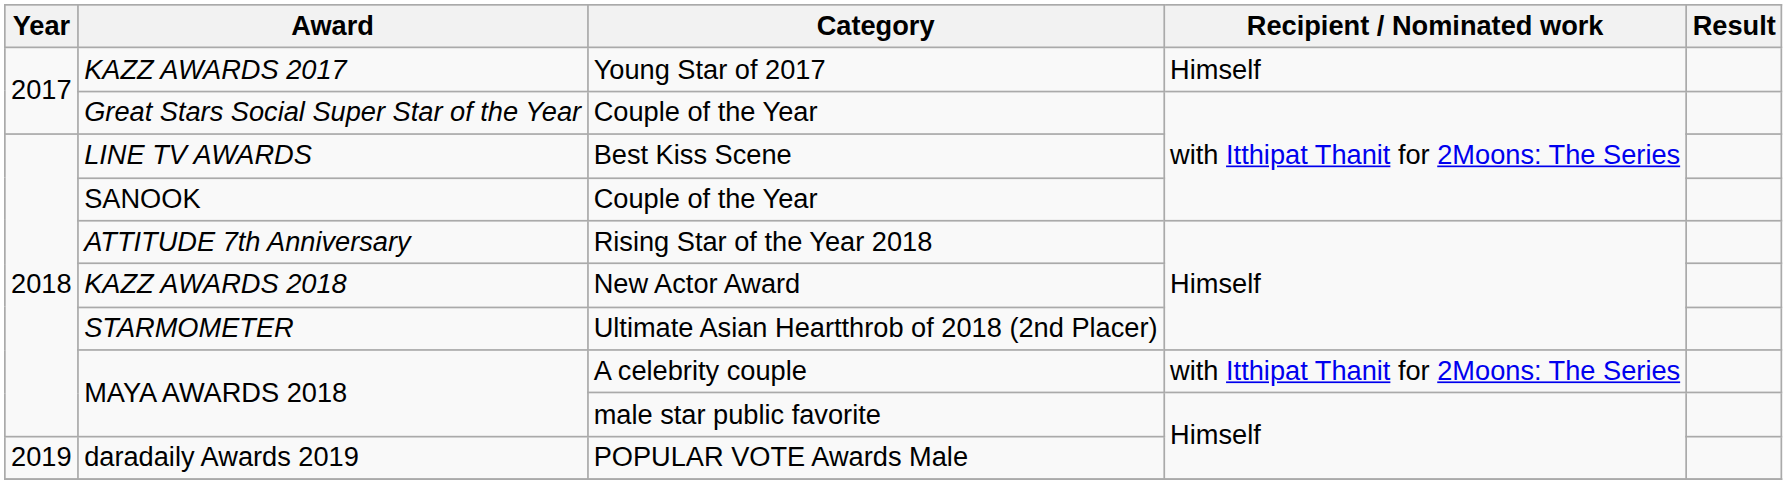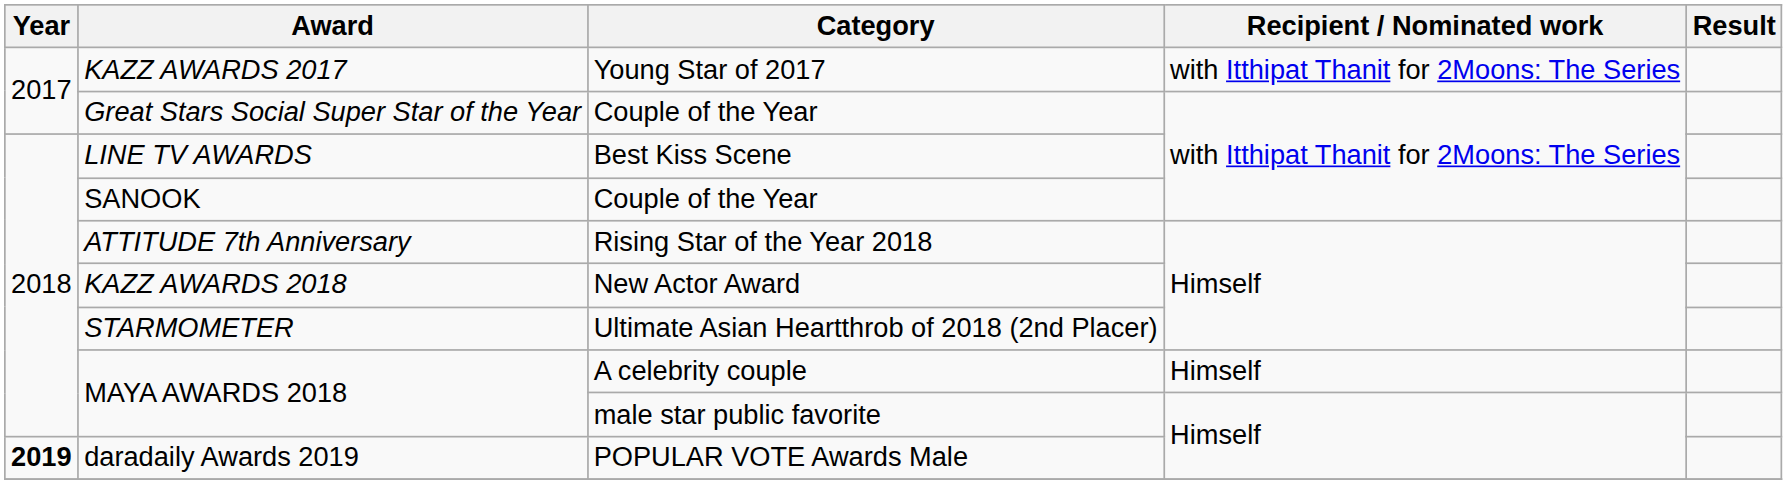(1215, 69) Himself -> (1425, 69) with Itthipat Thanit for 2Moons: The Series
(1425, 371) with Itthipat Thanit for 2Moons: The Series -> (1215, 371) Himself
(41, 457) normal -> (41, 457) bold
